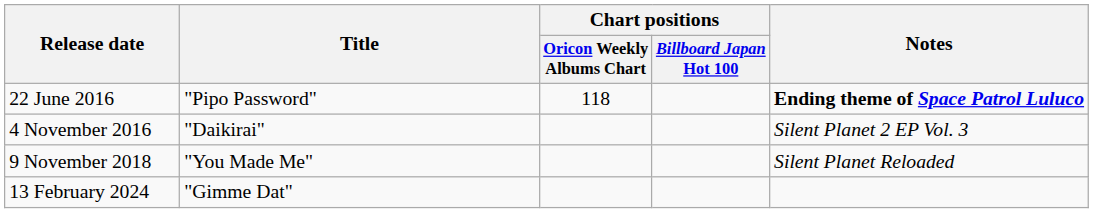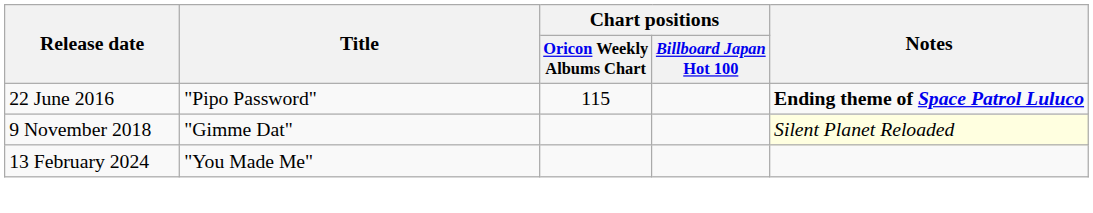(596, 98) 118 -> (596, 98) 115
- row: (80, 129)
(249, 160) "You Made Me" -> (238, 129) "Gimme Dat"
(864, 160) no background -> (864, 129) lightyellow background
(238, 192) "Gimme Dat" -> (249, 160) "You Made Me"
